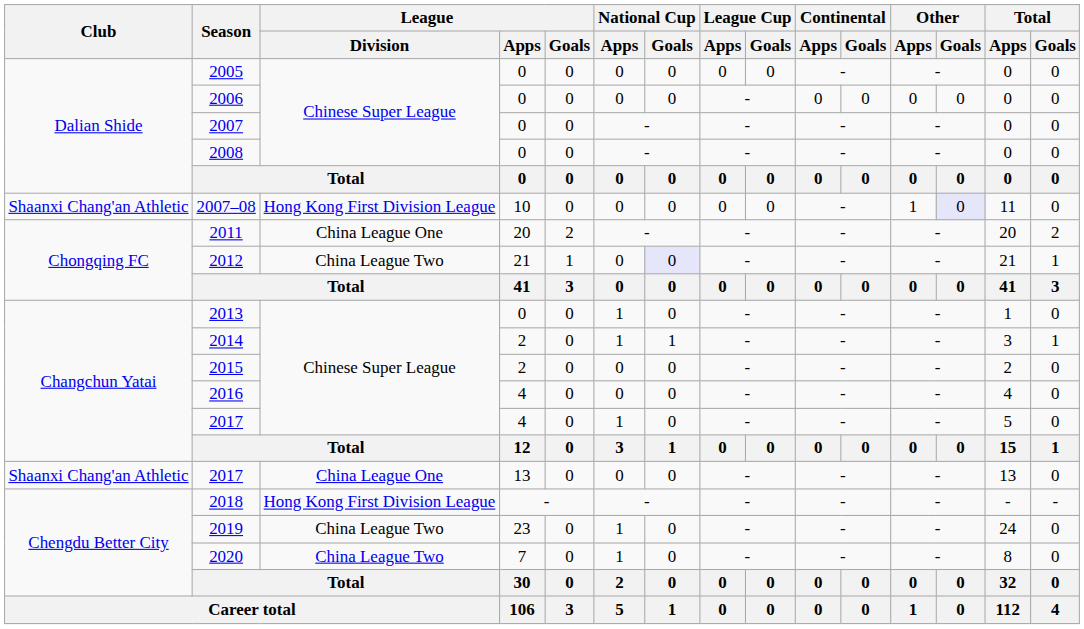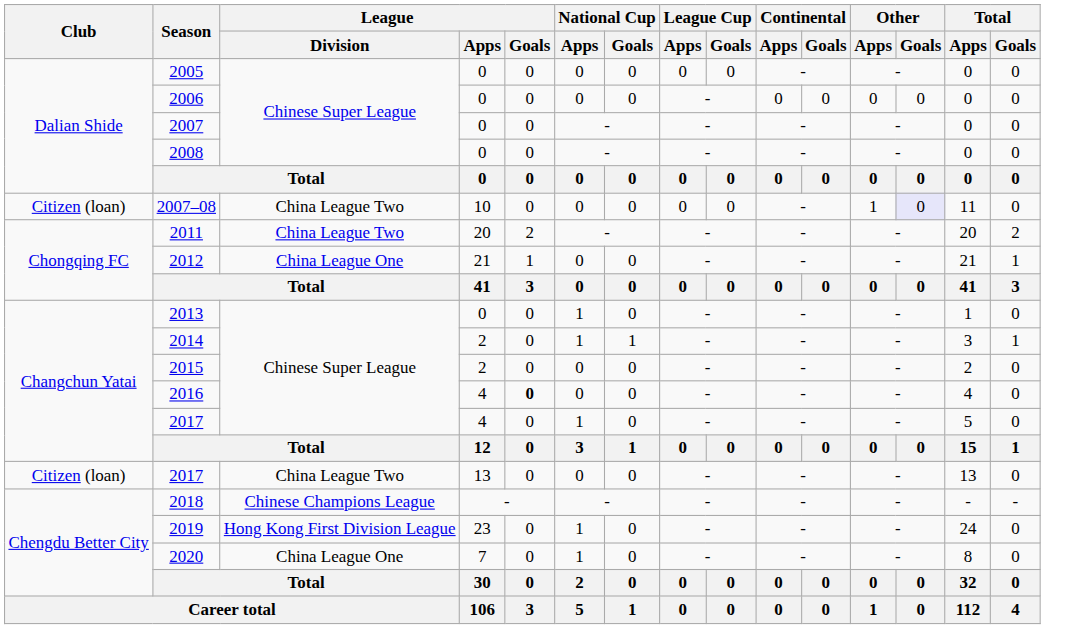(99, 206) Shaanxi Chang'an Athletic -> (79, 206) Citizen (loan)
(379, 206) Hong Kong First Division League -> (340, 206) China League Two
(379, 233) China League One -> (340, 233) China League Two
(379, 260) China League Two -> (340, 260) China League One
(672, 260) lavender background -> (632, 260) no background
(569, 394) normal -> (530, 394) bold
(99, 475) Shaanxi Chang'an Athletic -> (79, 475) Citizen (loan)
(379, 475) China League One -> (340, 475) China League Two
(379, 502) Hong Kong First Division League -> (340, 502) Chinese Champions League
(379, 529) China League Two -> (340, 529) Hong Kong First Division League
(379, 555) China League Two -> (340, 555) China League One
